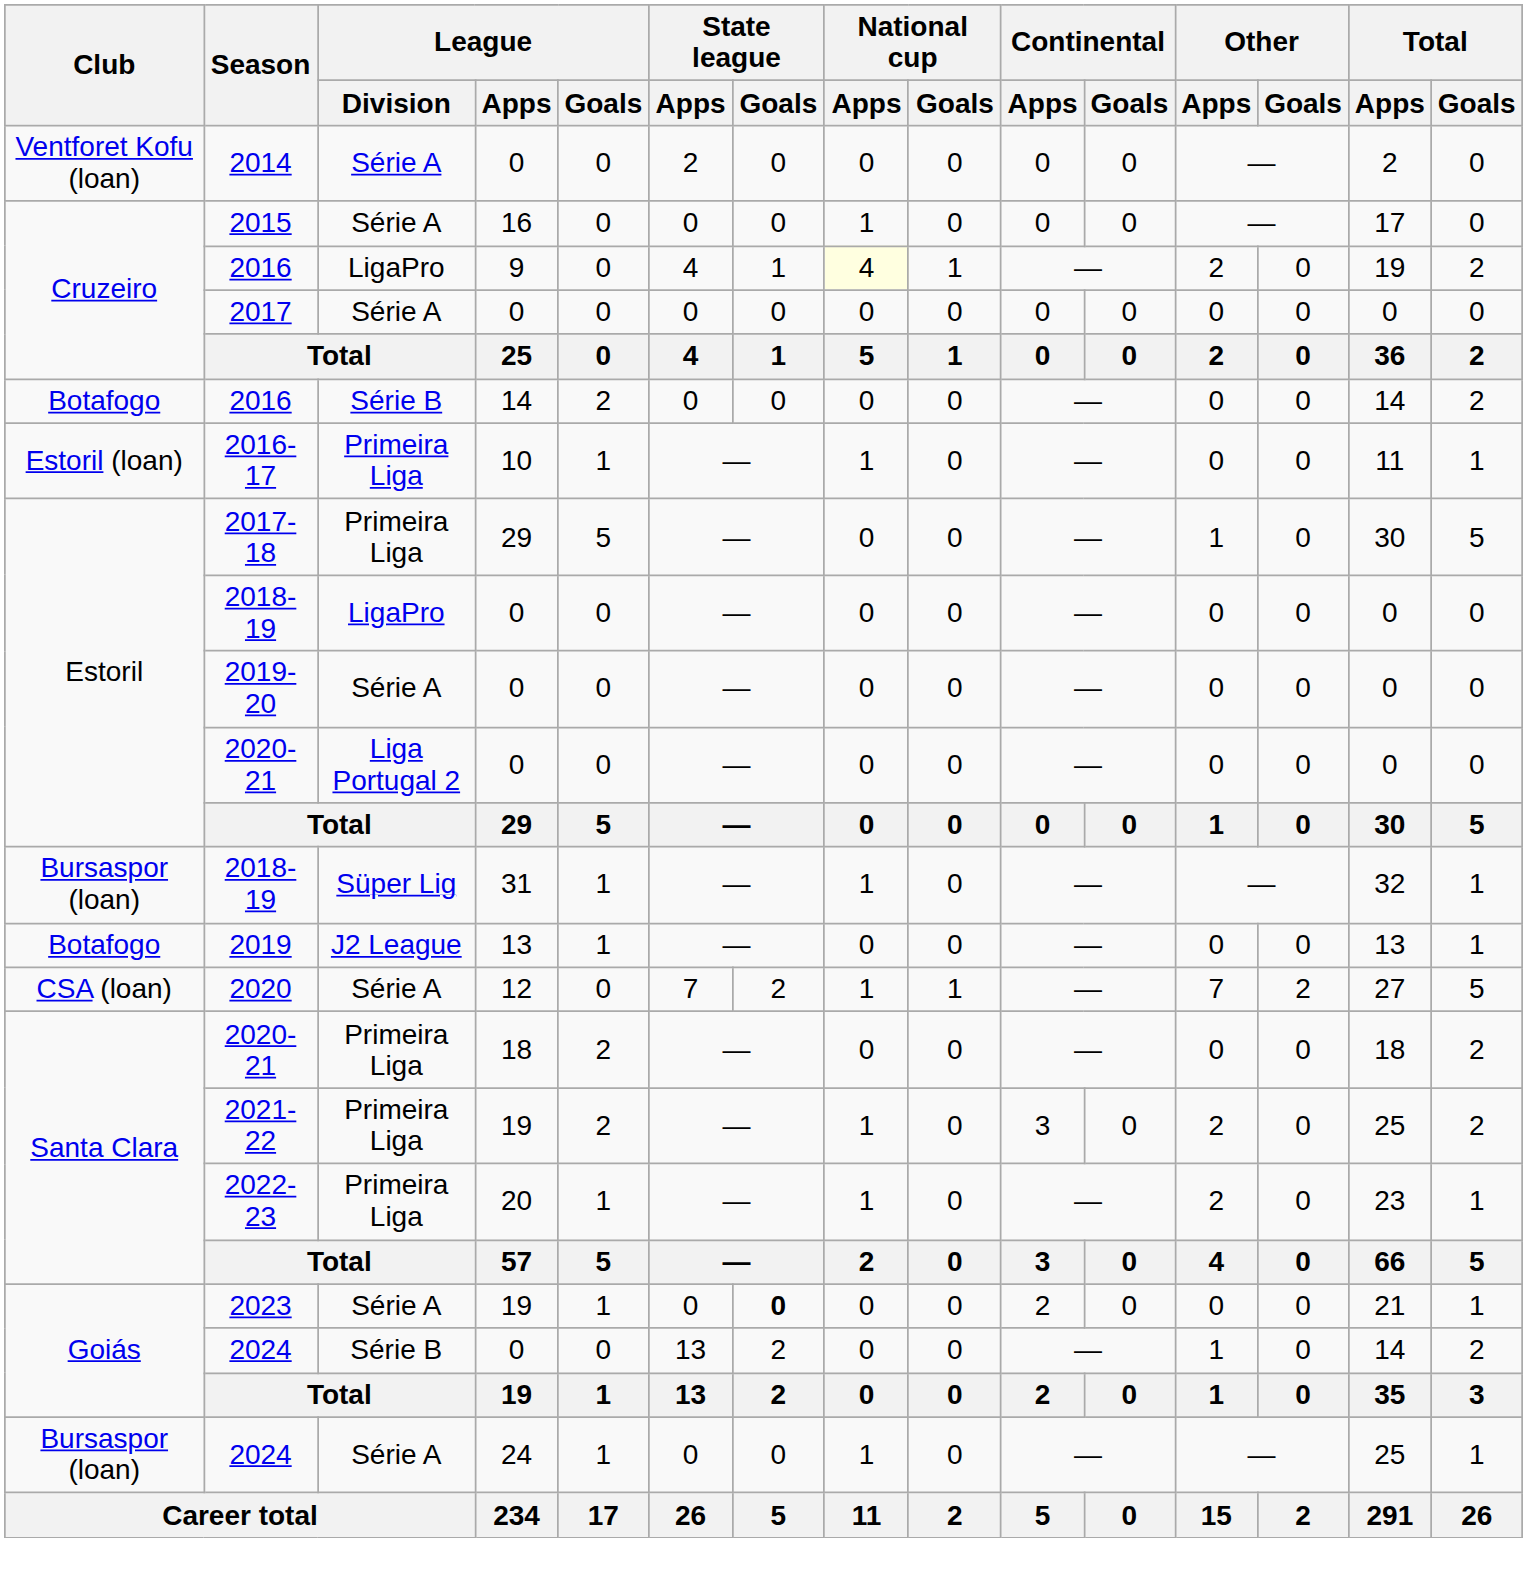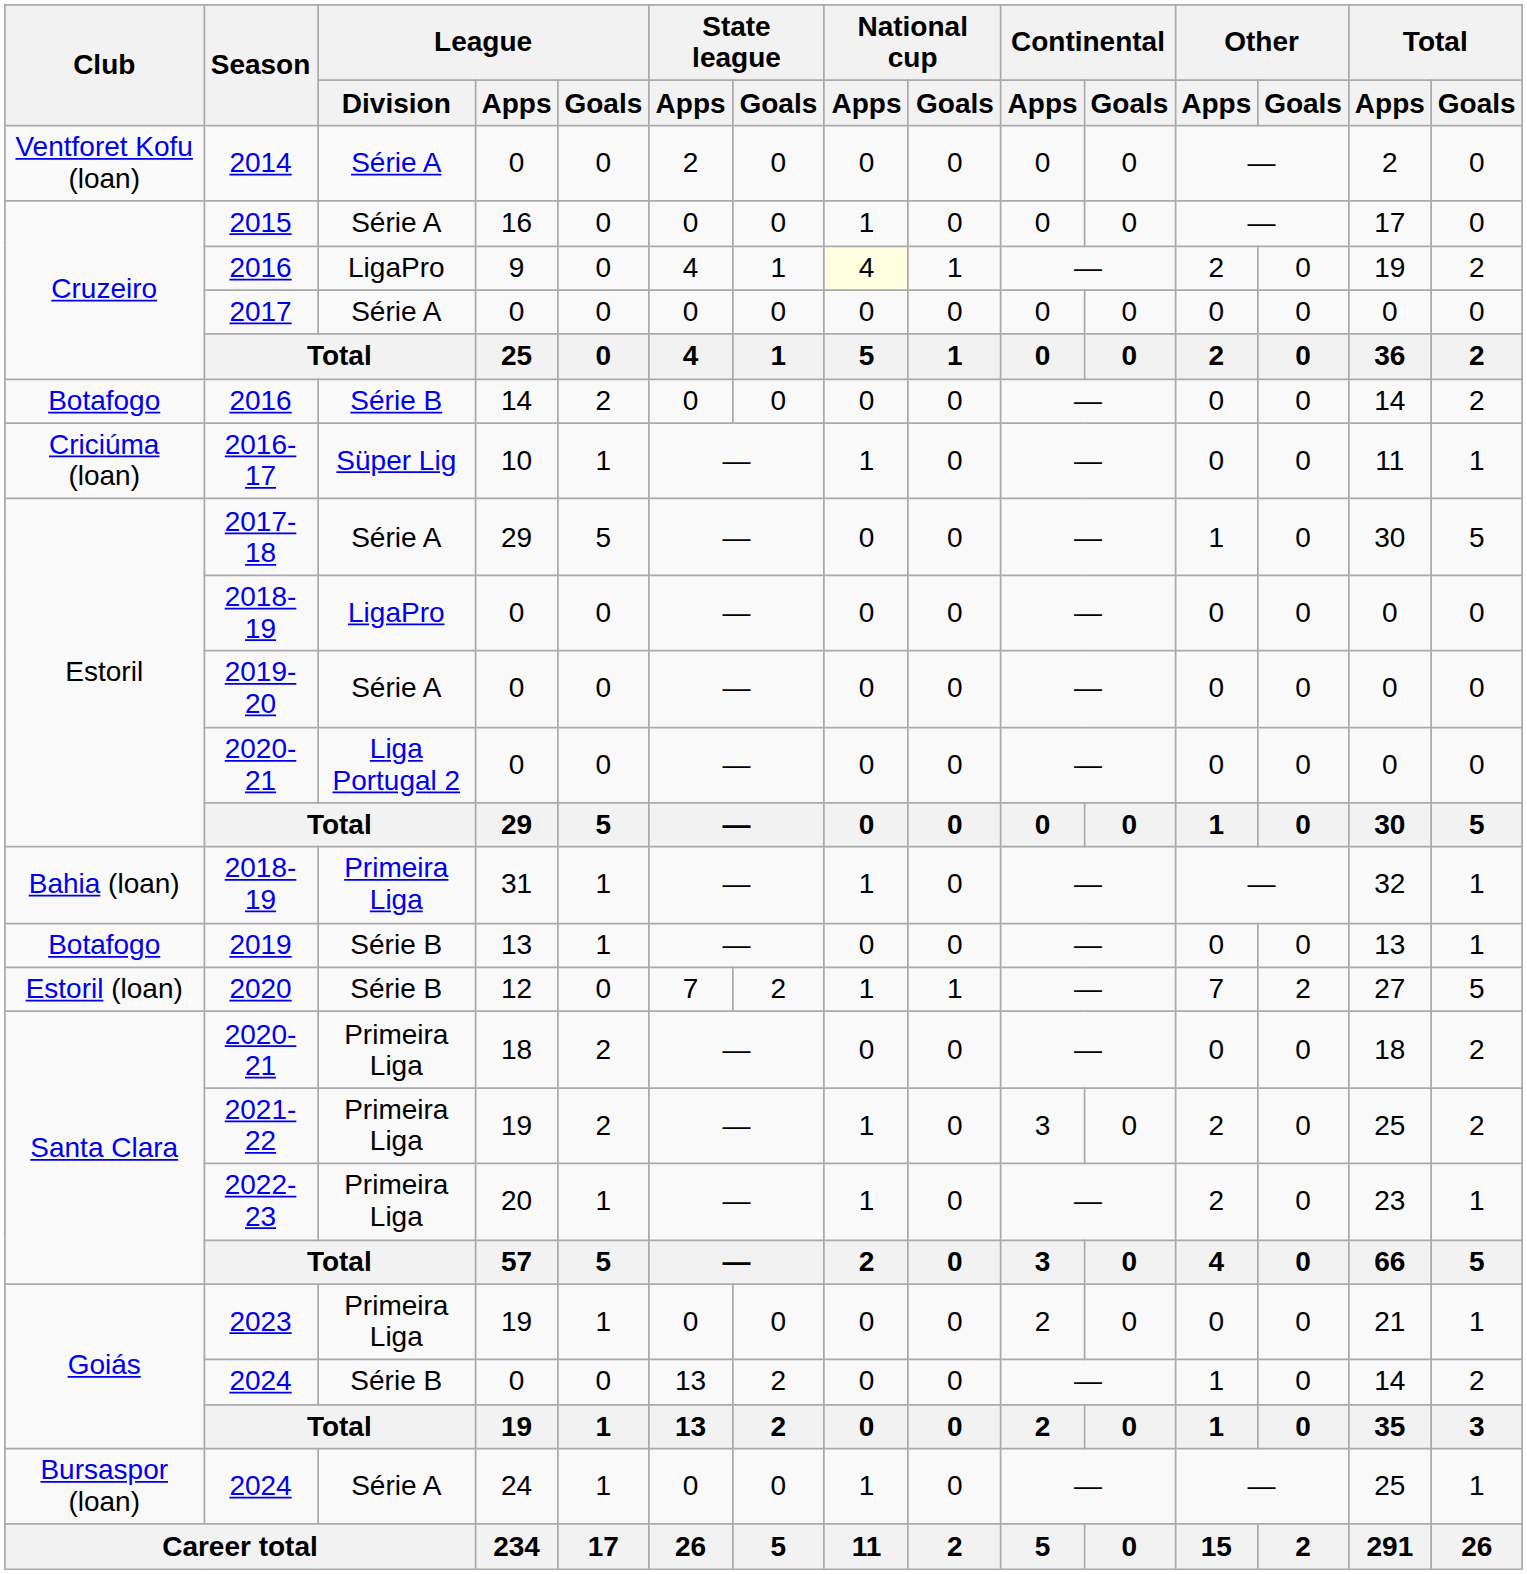(104, 460) Estoril (loan) -> (104, 460) Criciúma (loan)
(396, 460) Primeira Liga -> (396, 460) Süper Lig
(396, 536) Primeira Liga -> (396, 536) Série A
(104, 884) Bursaspor (loan) -> (104, 884) Bahia (loan)
(396, 884) Süper Lig -> (396, 884) Primeira Liga
(396, 944) J2 League -> (396, 944) Série B
(104, 989) CSA (loan) -> (104, 989) Estoril (loan)
(396, 989) Série A -> (396, 989) Série B
(396, 1305) Série A -> (396, 1321) Primeira Liga
(778, 1305) bold -> (778, 1321) normal
